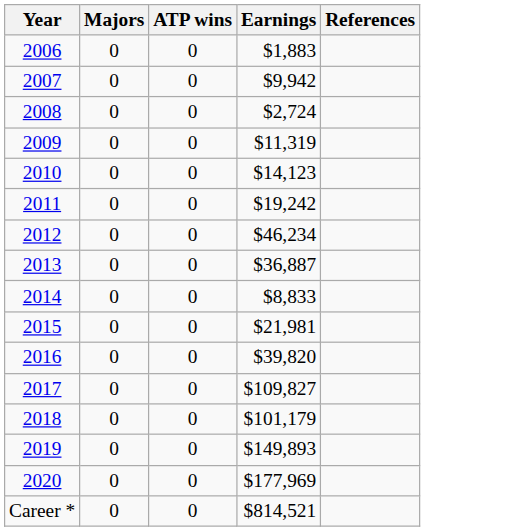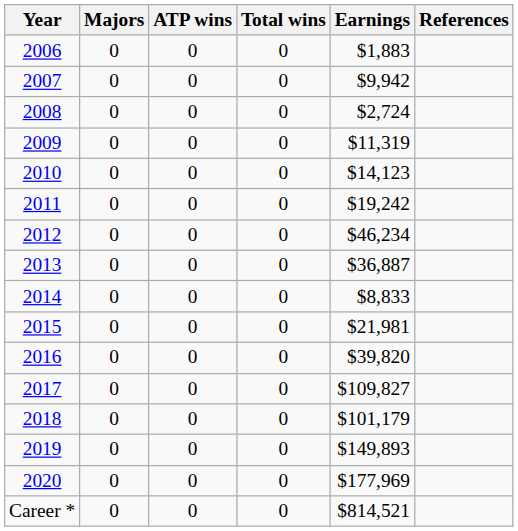+ column: (283, 19)
